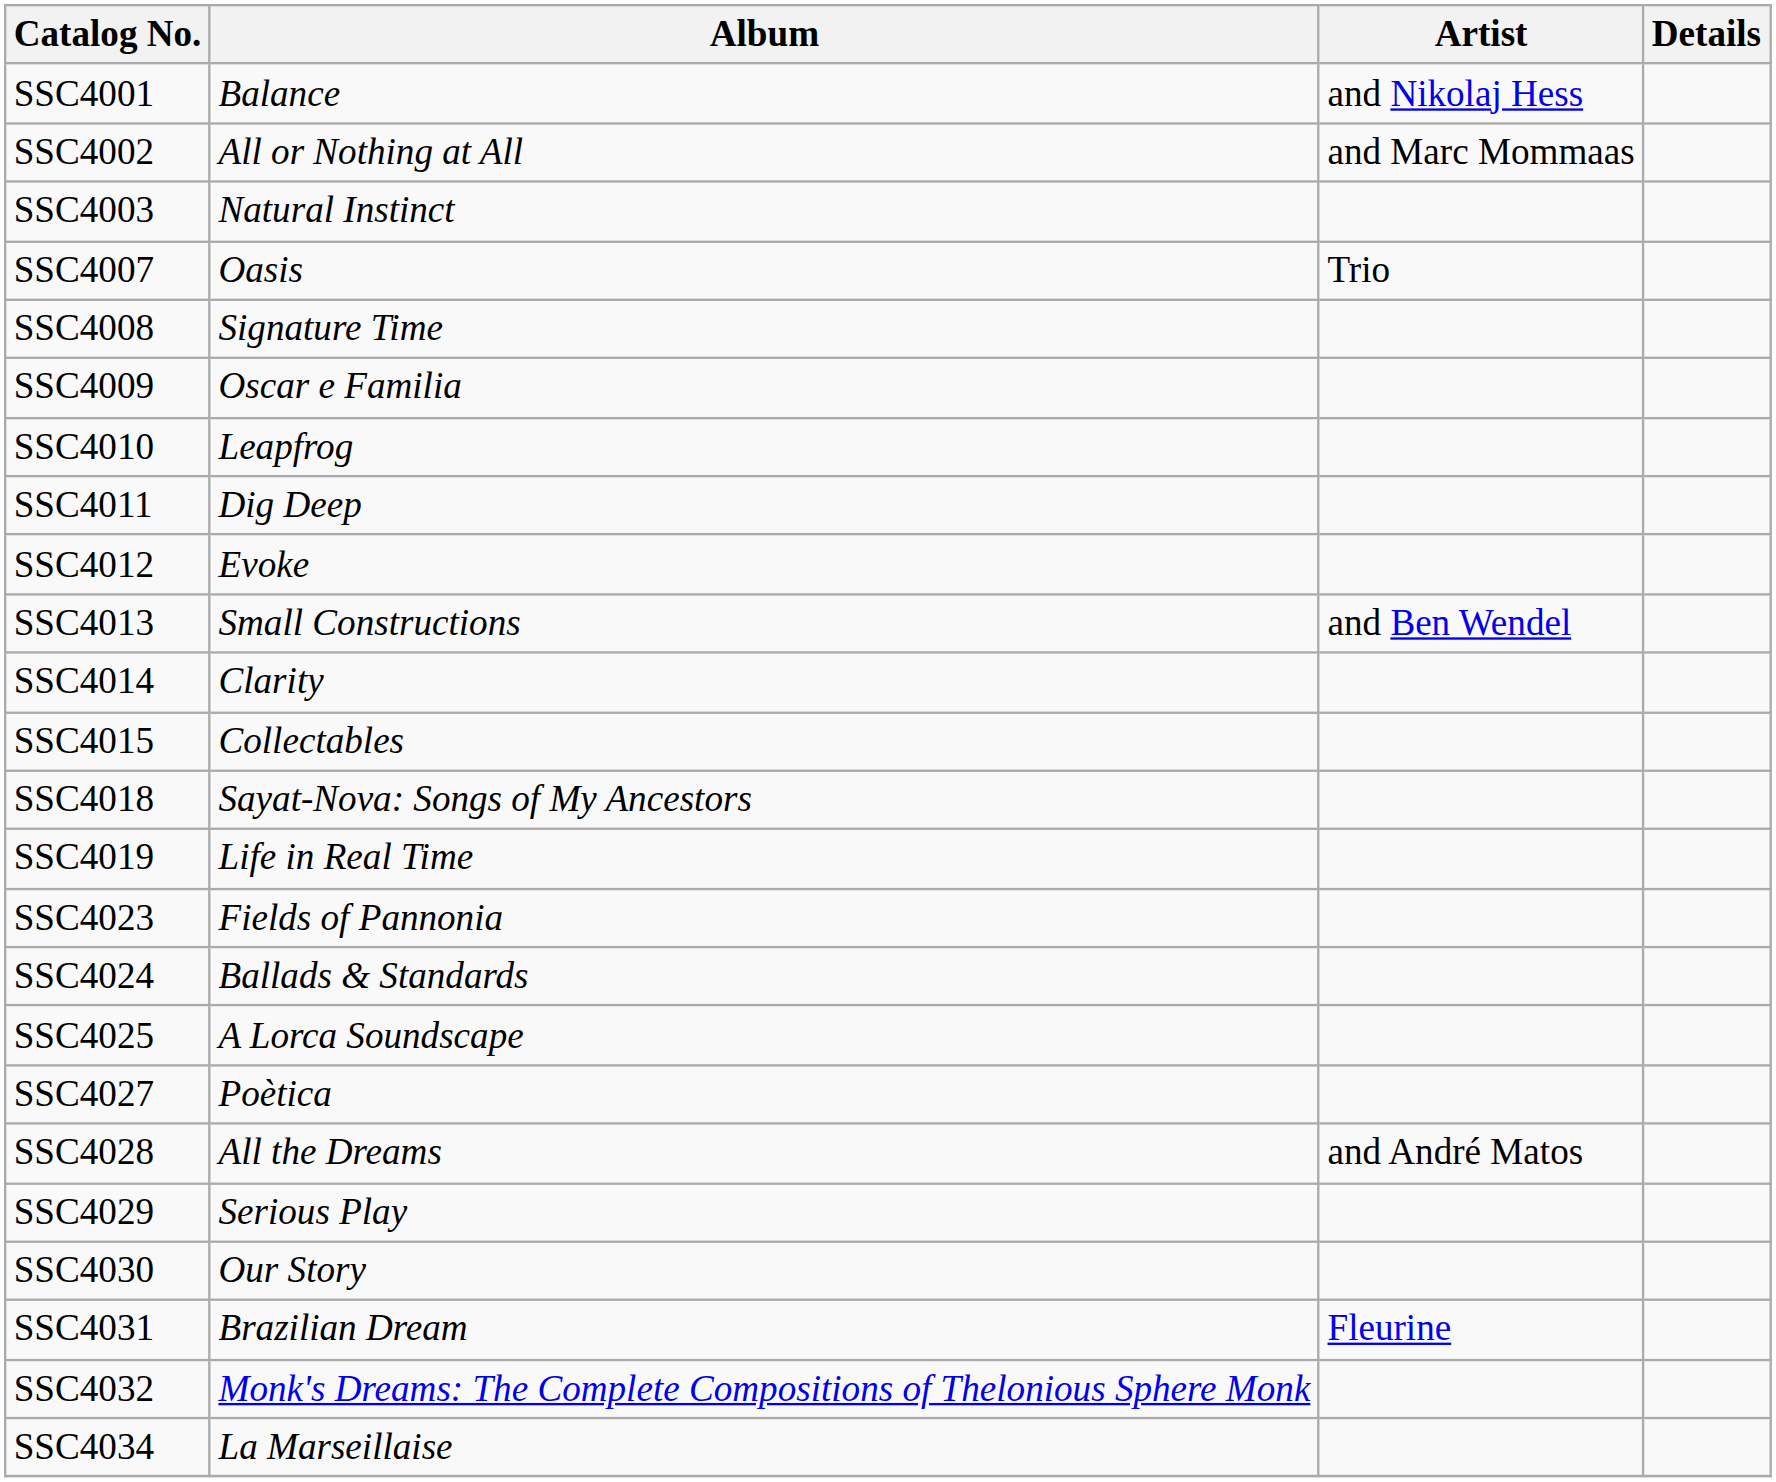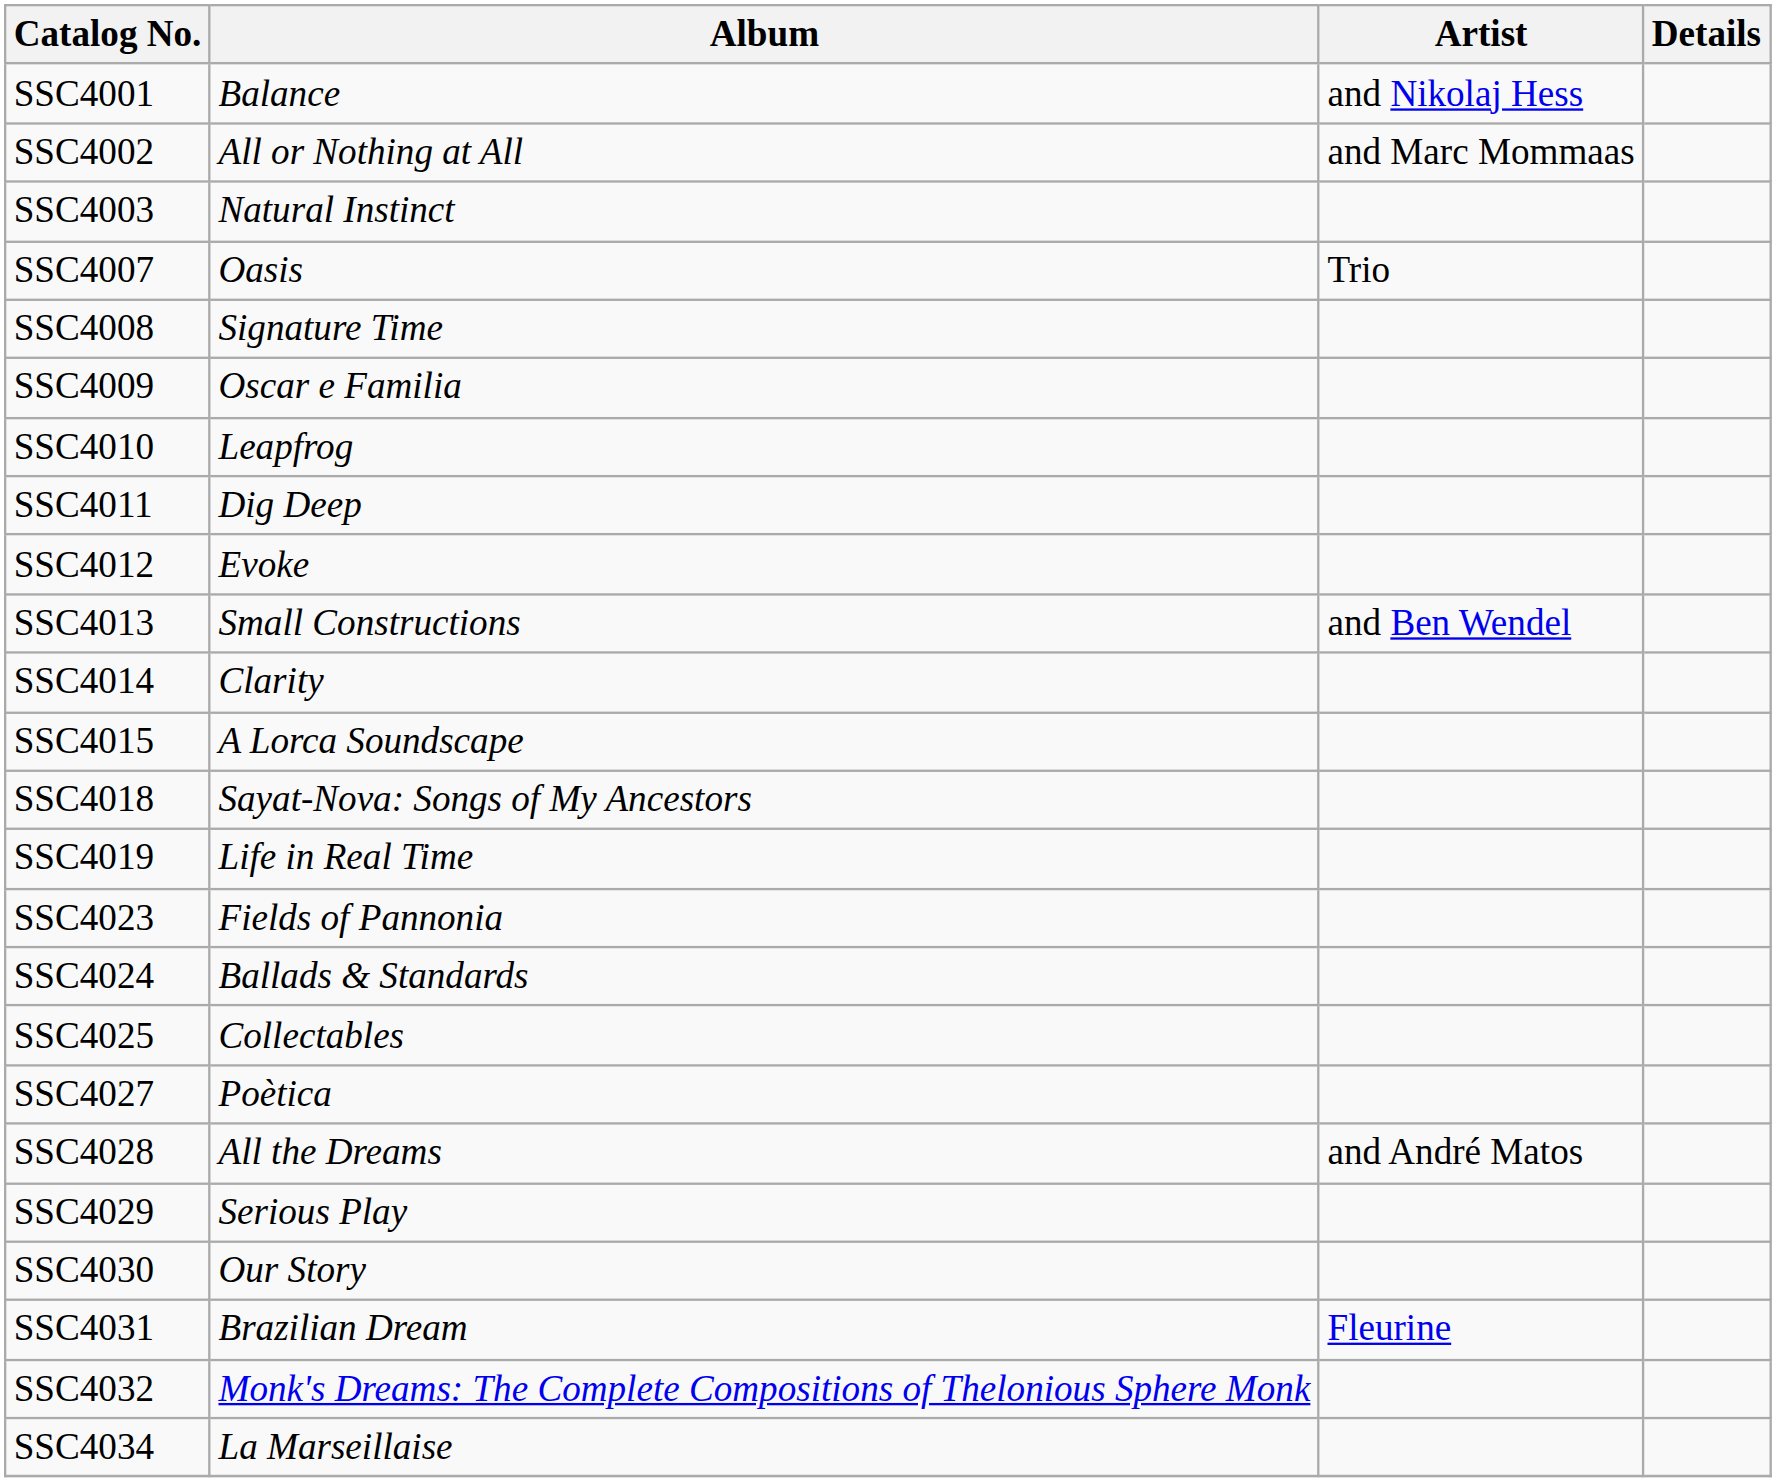(311, 740) Collectables -> (371, 740) A Lorca Soundscape
(371, 1034) A Lorca Soundscape -> (311, 1034) Collectables
